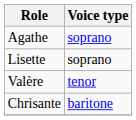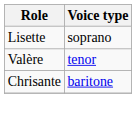- row: (28, 37)
